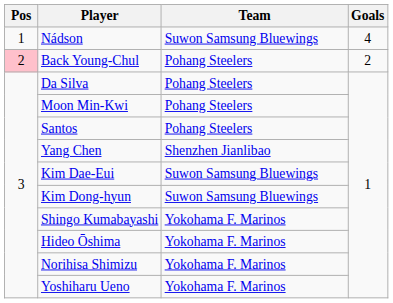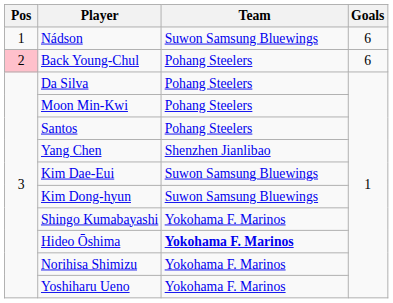(368, 38) 4 -> (368, 38) 6
(368, 61) 2 -> (368, 61) 6
(225, 241) normal -> (229, 241) bold
